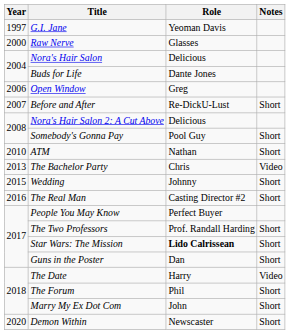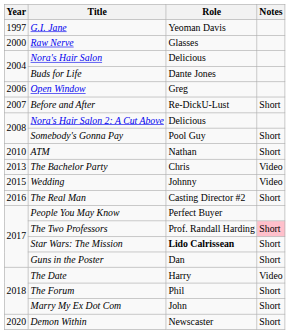(270, 182) Short -> (271, 182) Video
(270, 228) no background -> (270, 228) pink background
